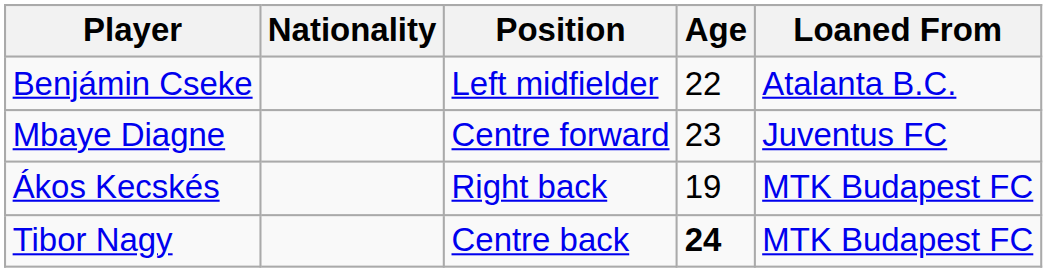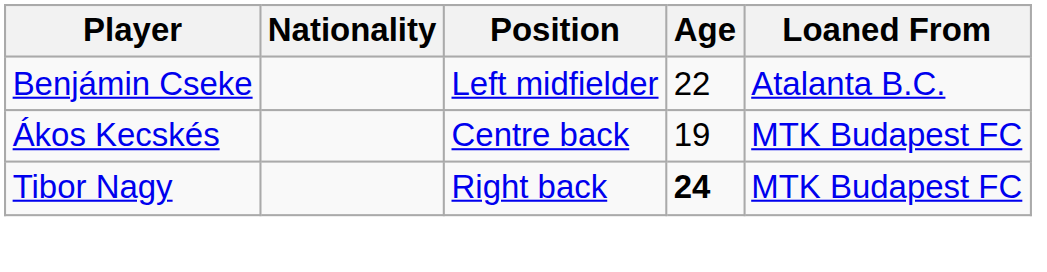- row: (119, 135)
(529, 187) Right back -> (540, 135) Centre back
(540, 239) Centre back -> (529, 187) Right back
